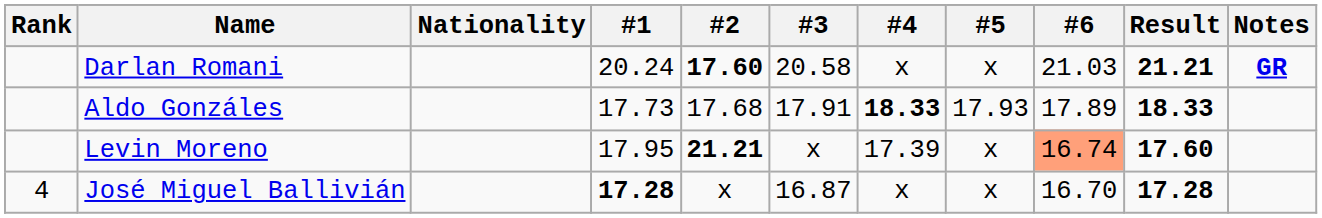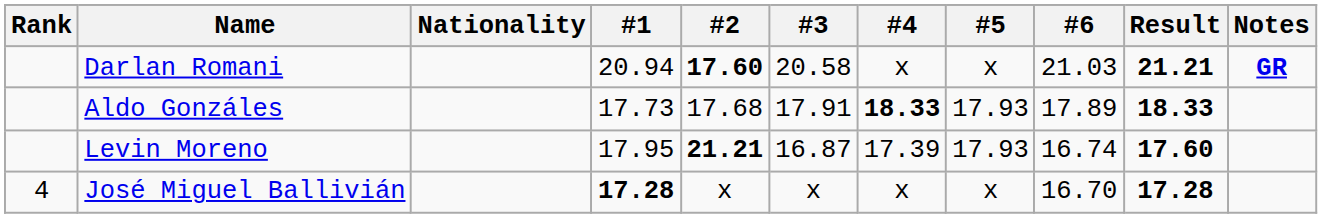(636, 67) 20.24 -> (636, 67) 20.94
(813, 150) x -> (813, 150) 16.87
(991, 150) x -> (991, 150) 17.93
(1079, 150) lightsalmon background -> (1079, 150) no background
(813, 192) 16.87 -> (813, 192) x
